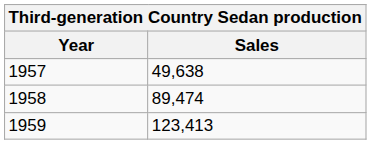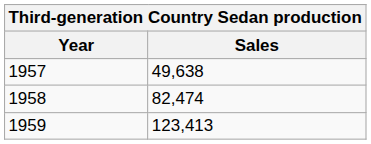(178, 98) 89,474 -> (178, 98) 82,474
